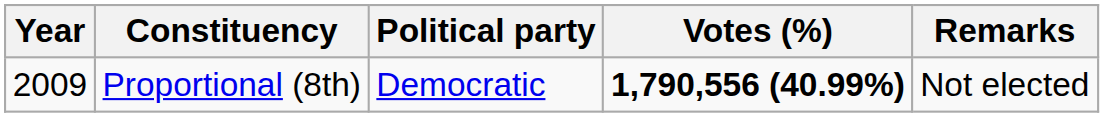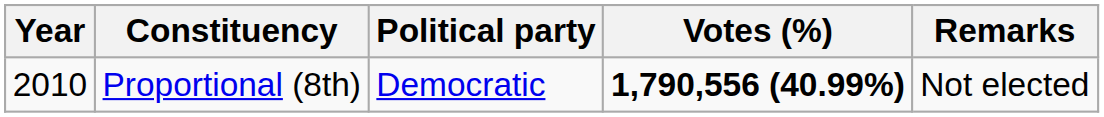(50, 84) 2009 -> (50, 84) 2010
